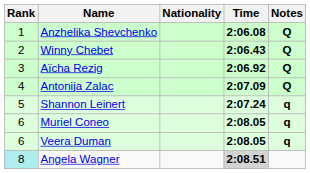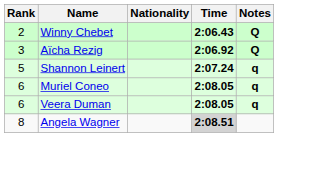- row: (99, 31)
- row: (77, 86)
(21, 159) paleturquoise background -> (21, 123) no background
